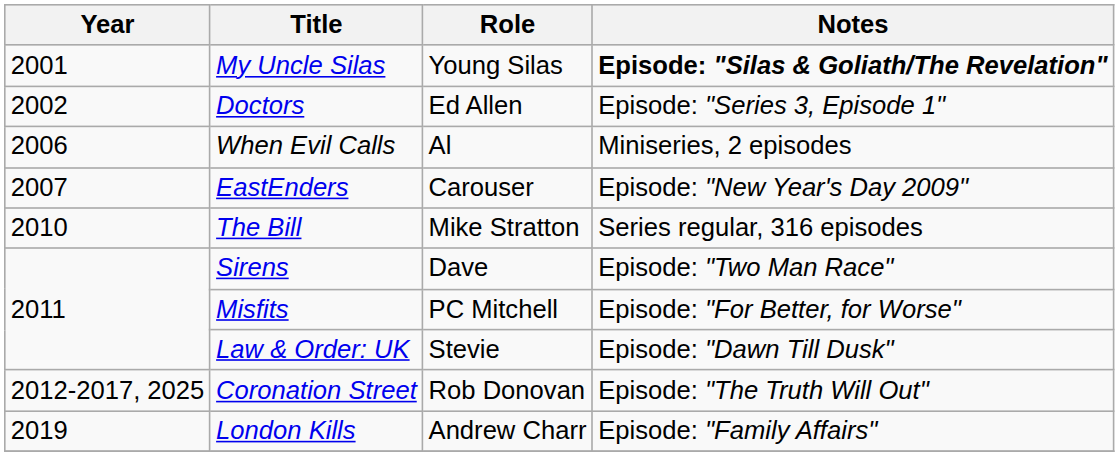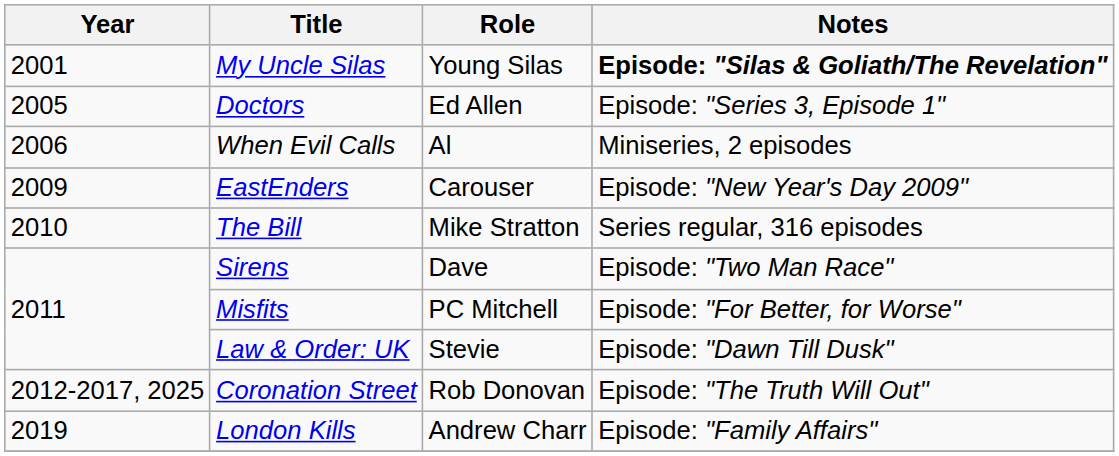(39, 106) 2002 -> (39, 106) 2005
(39, 187) 2007 -> (39, 187) 2009
